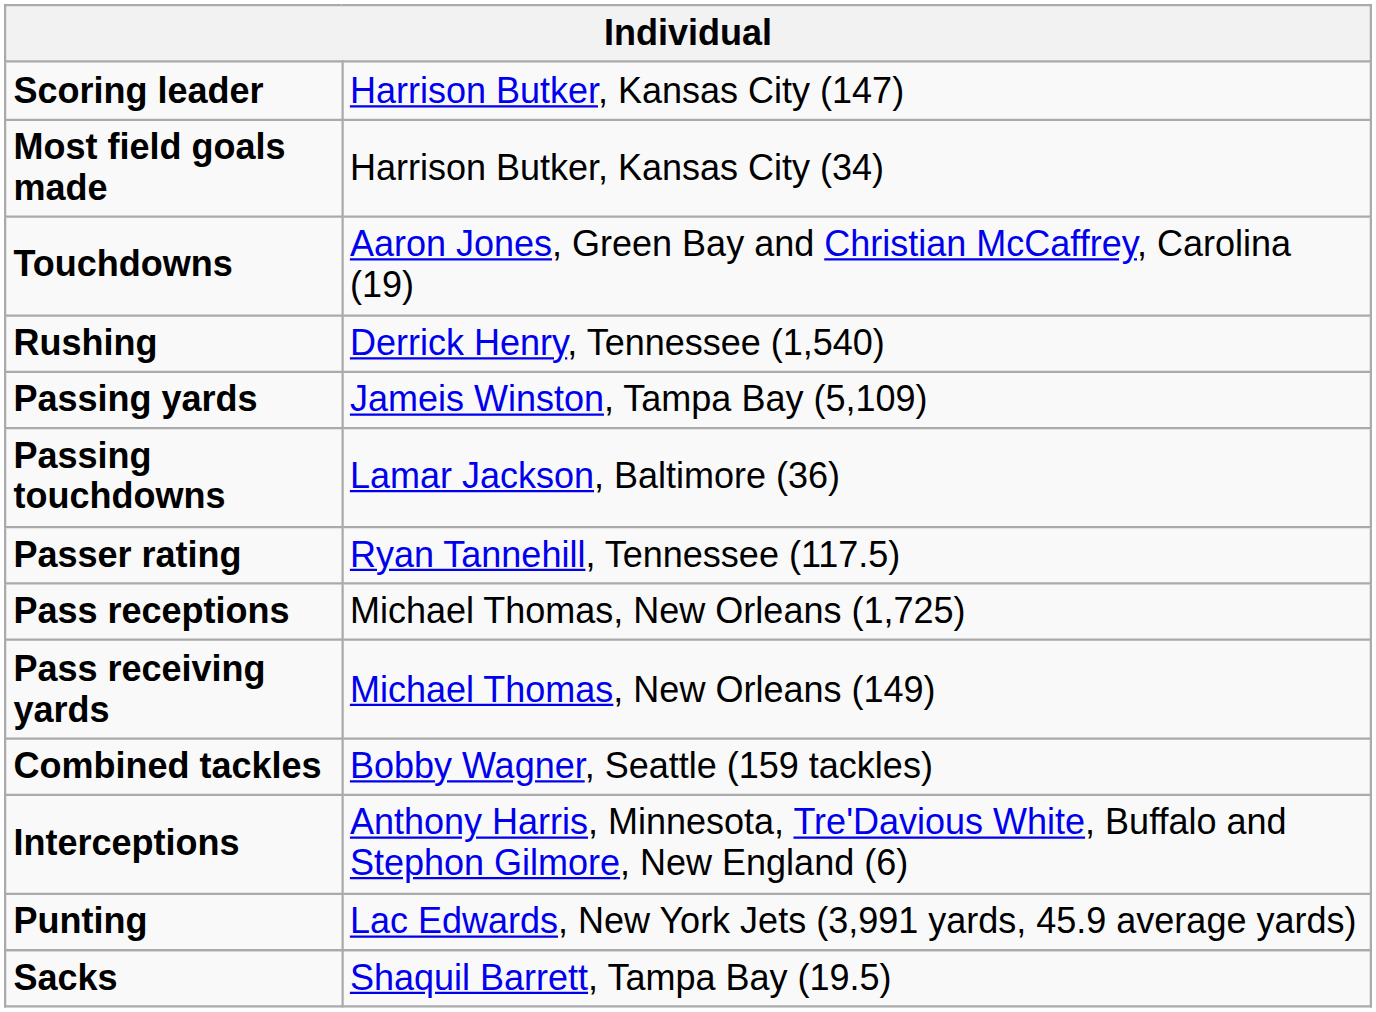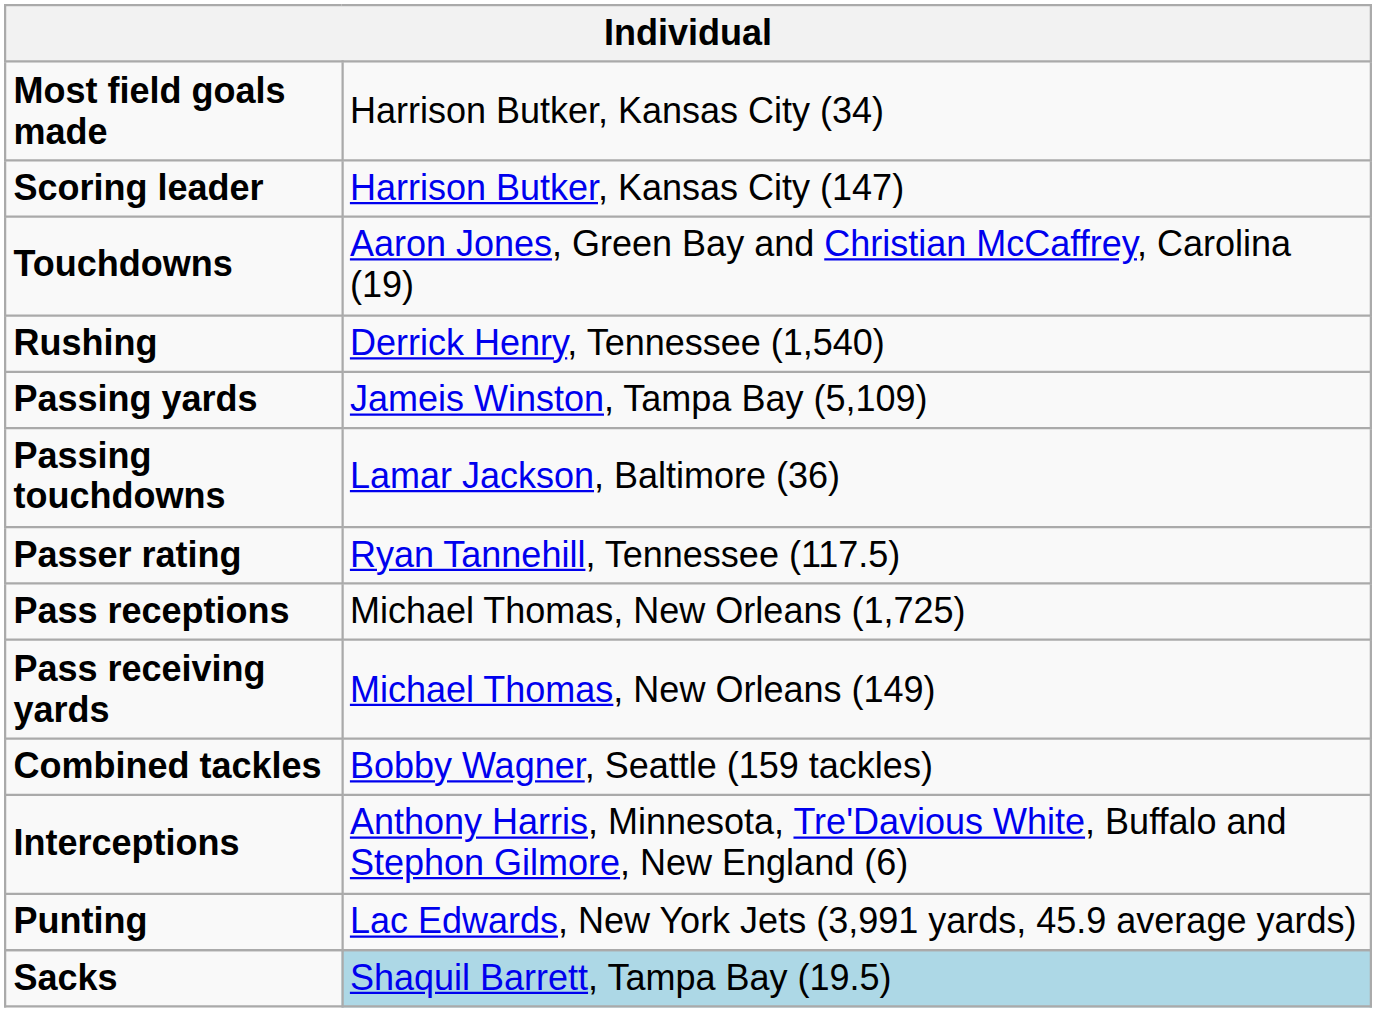rows swapped: (138, 90) <-> (149, 167)
(621, 977) no background -> (621, 977) lightblue background
